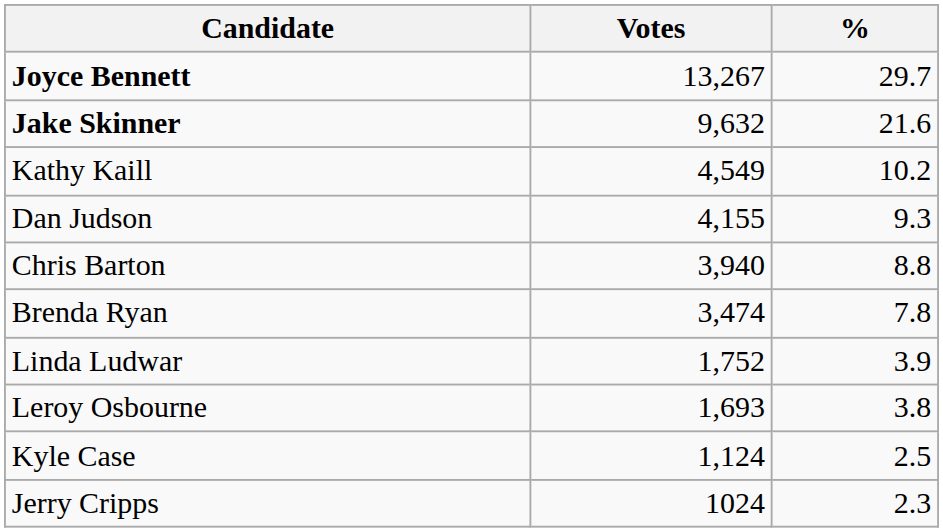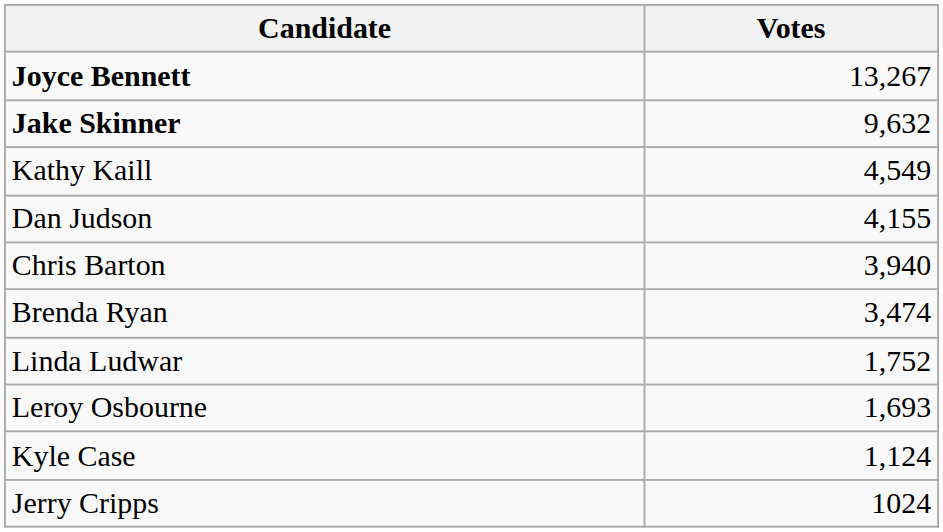- column: (855, 28)
